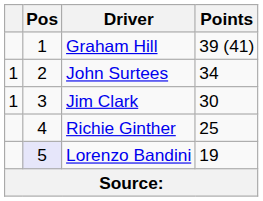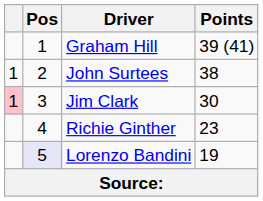(209, 73) 34 -> (209, 73) 38
(13, 101) no background -> (13, 101) pink background
(209, 128) 25 -> (209, 128) 23
